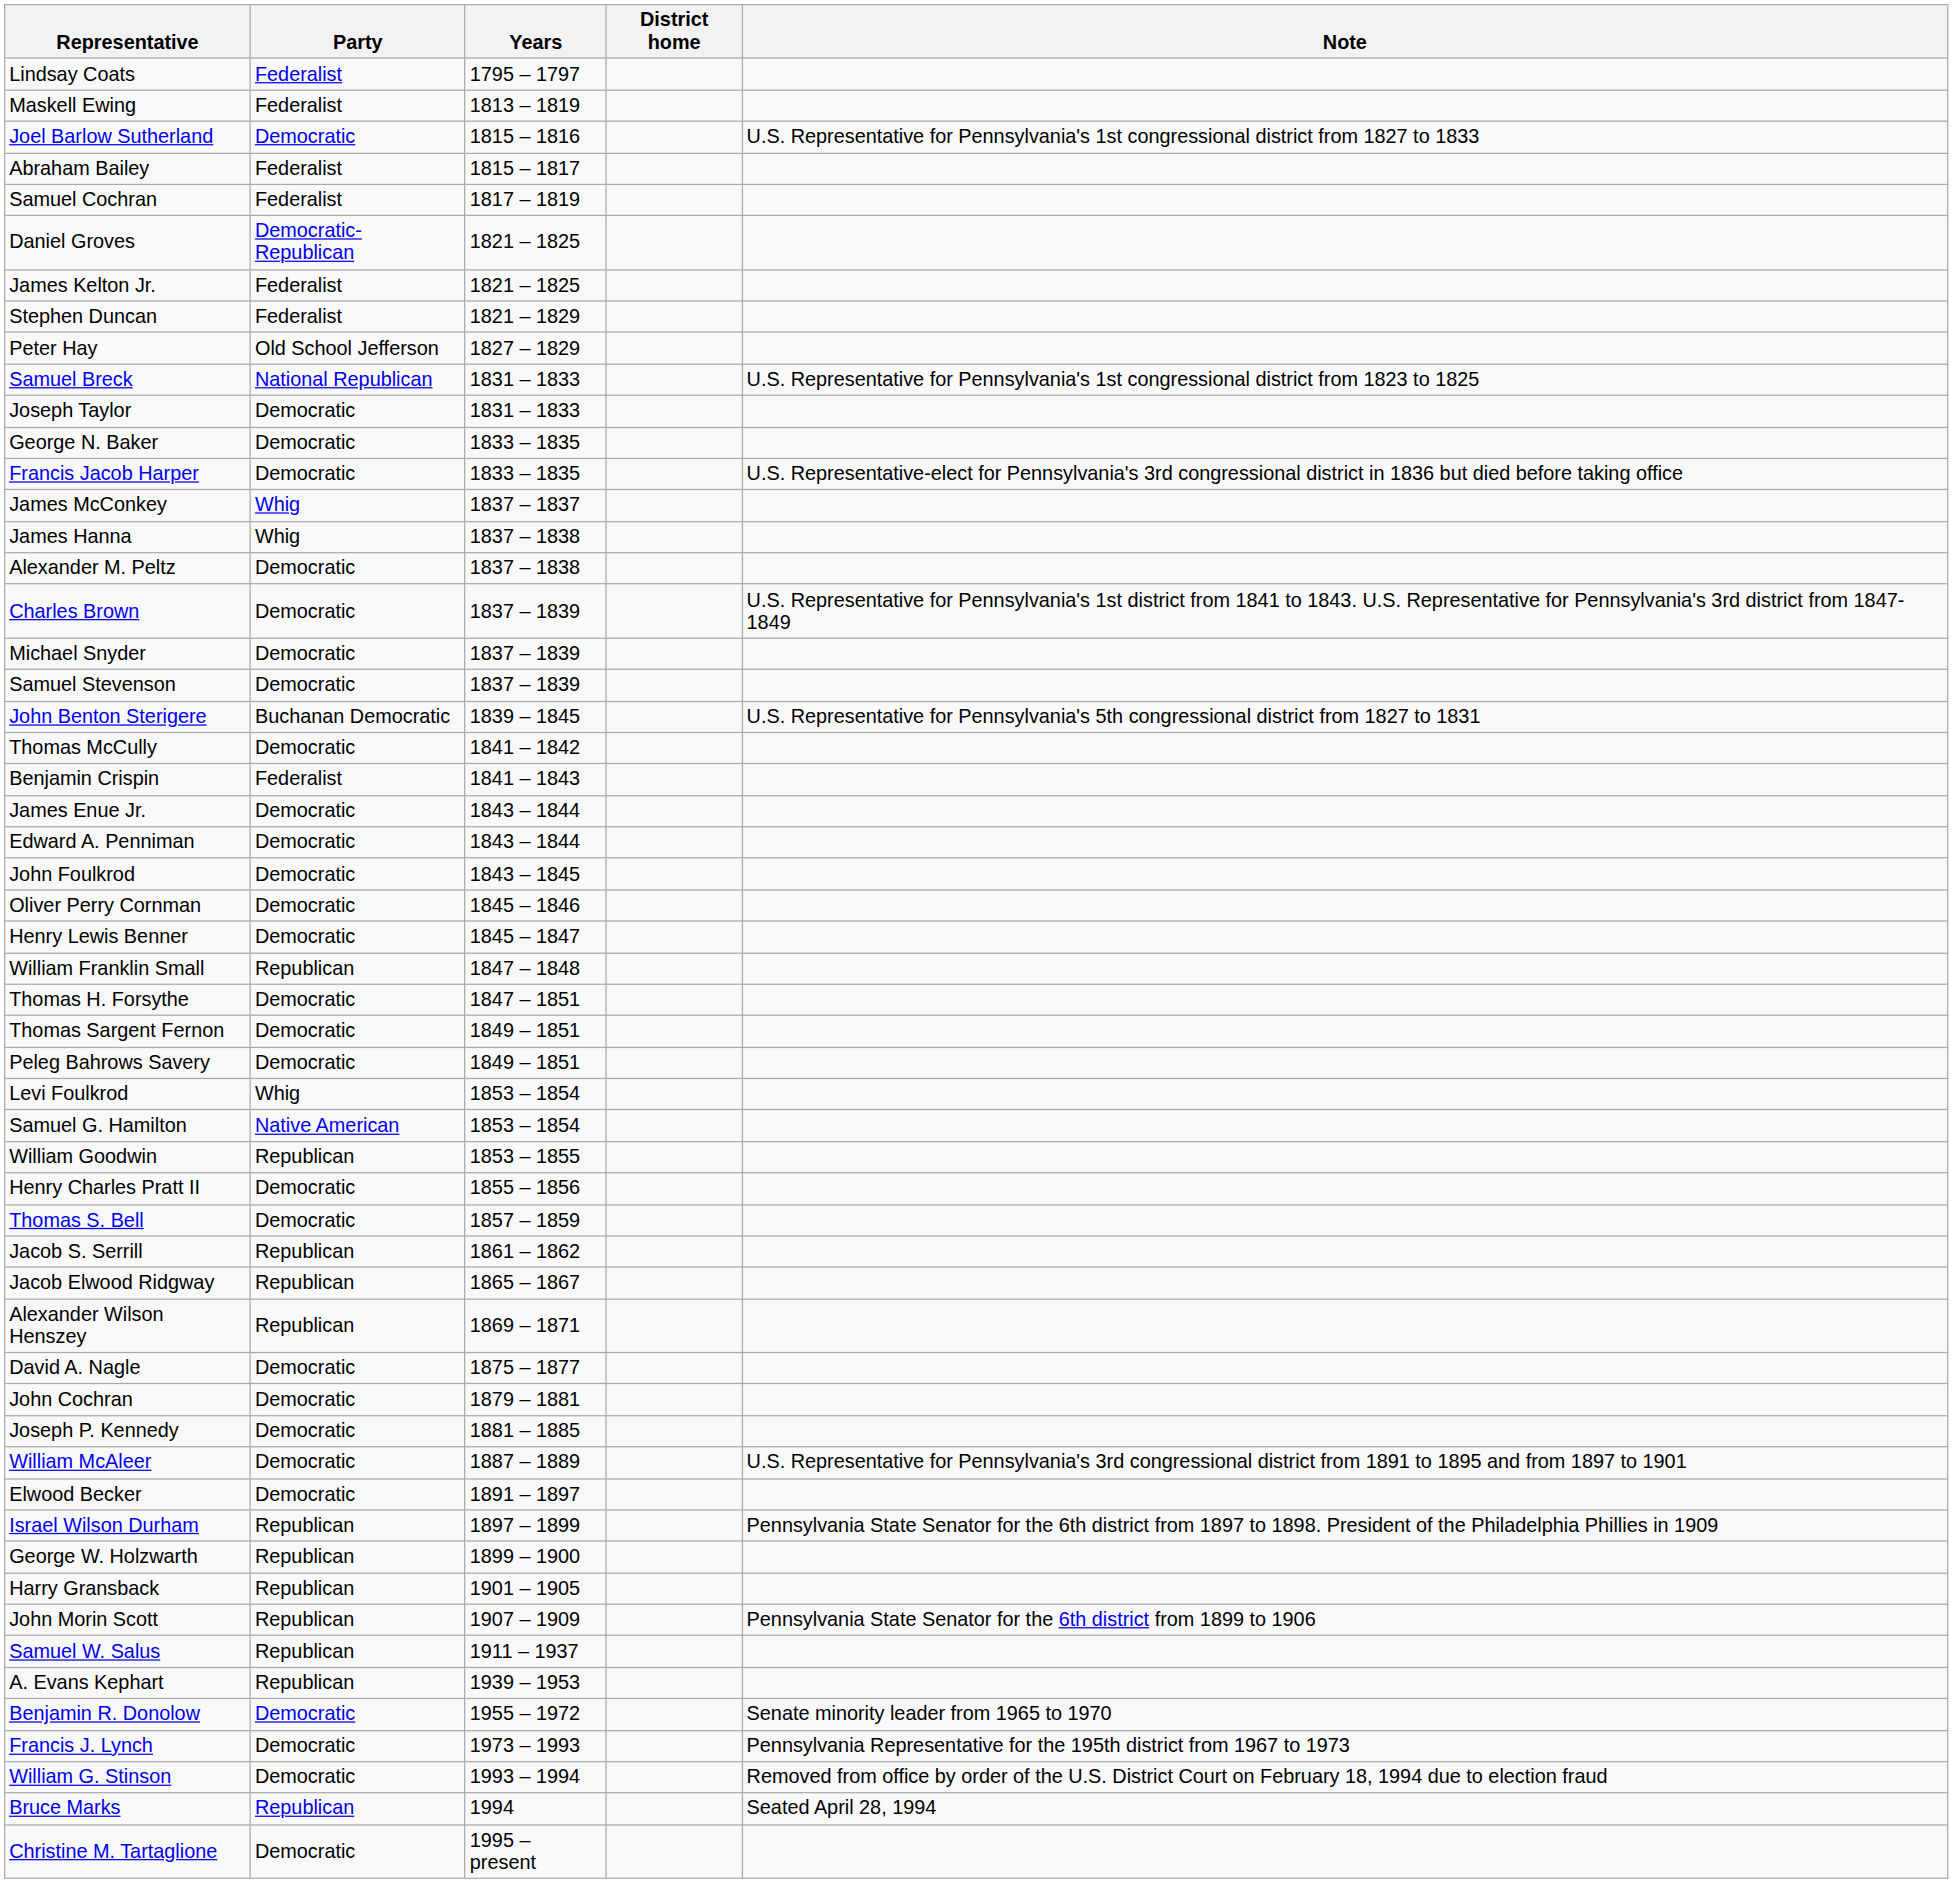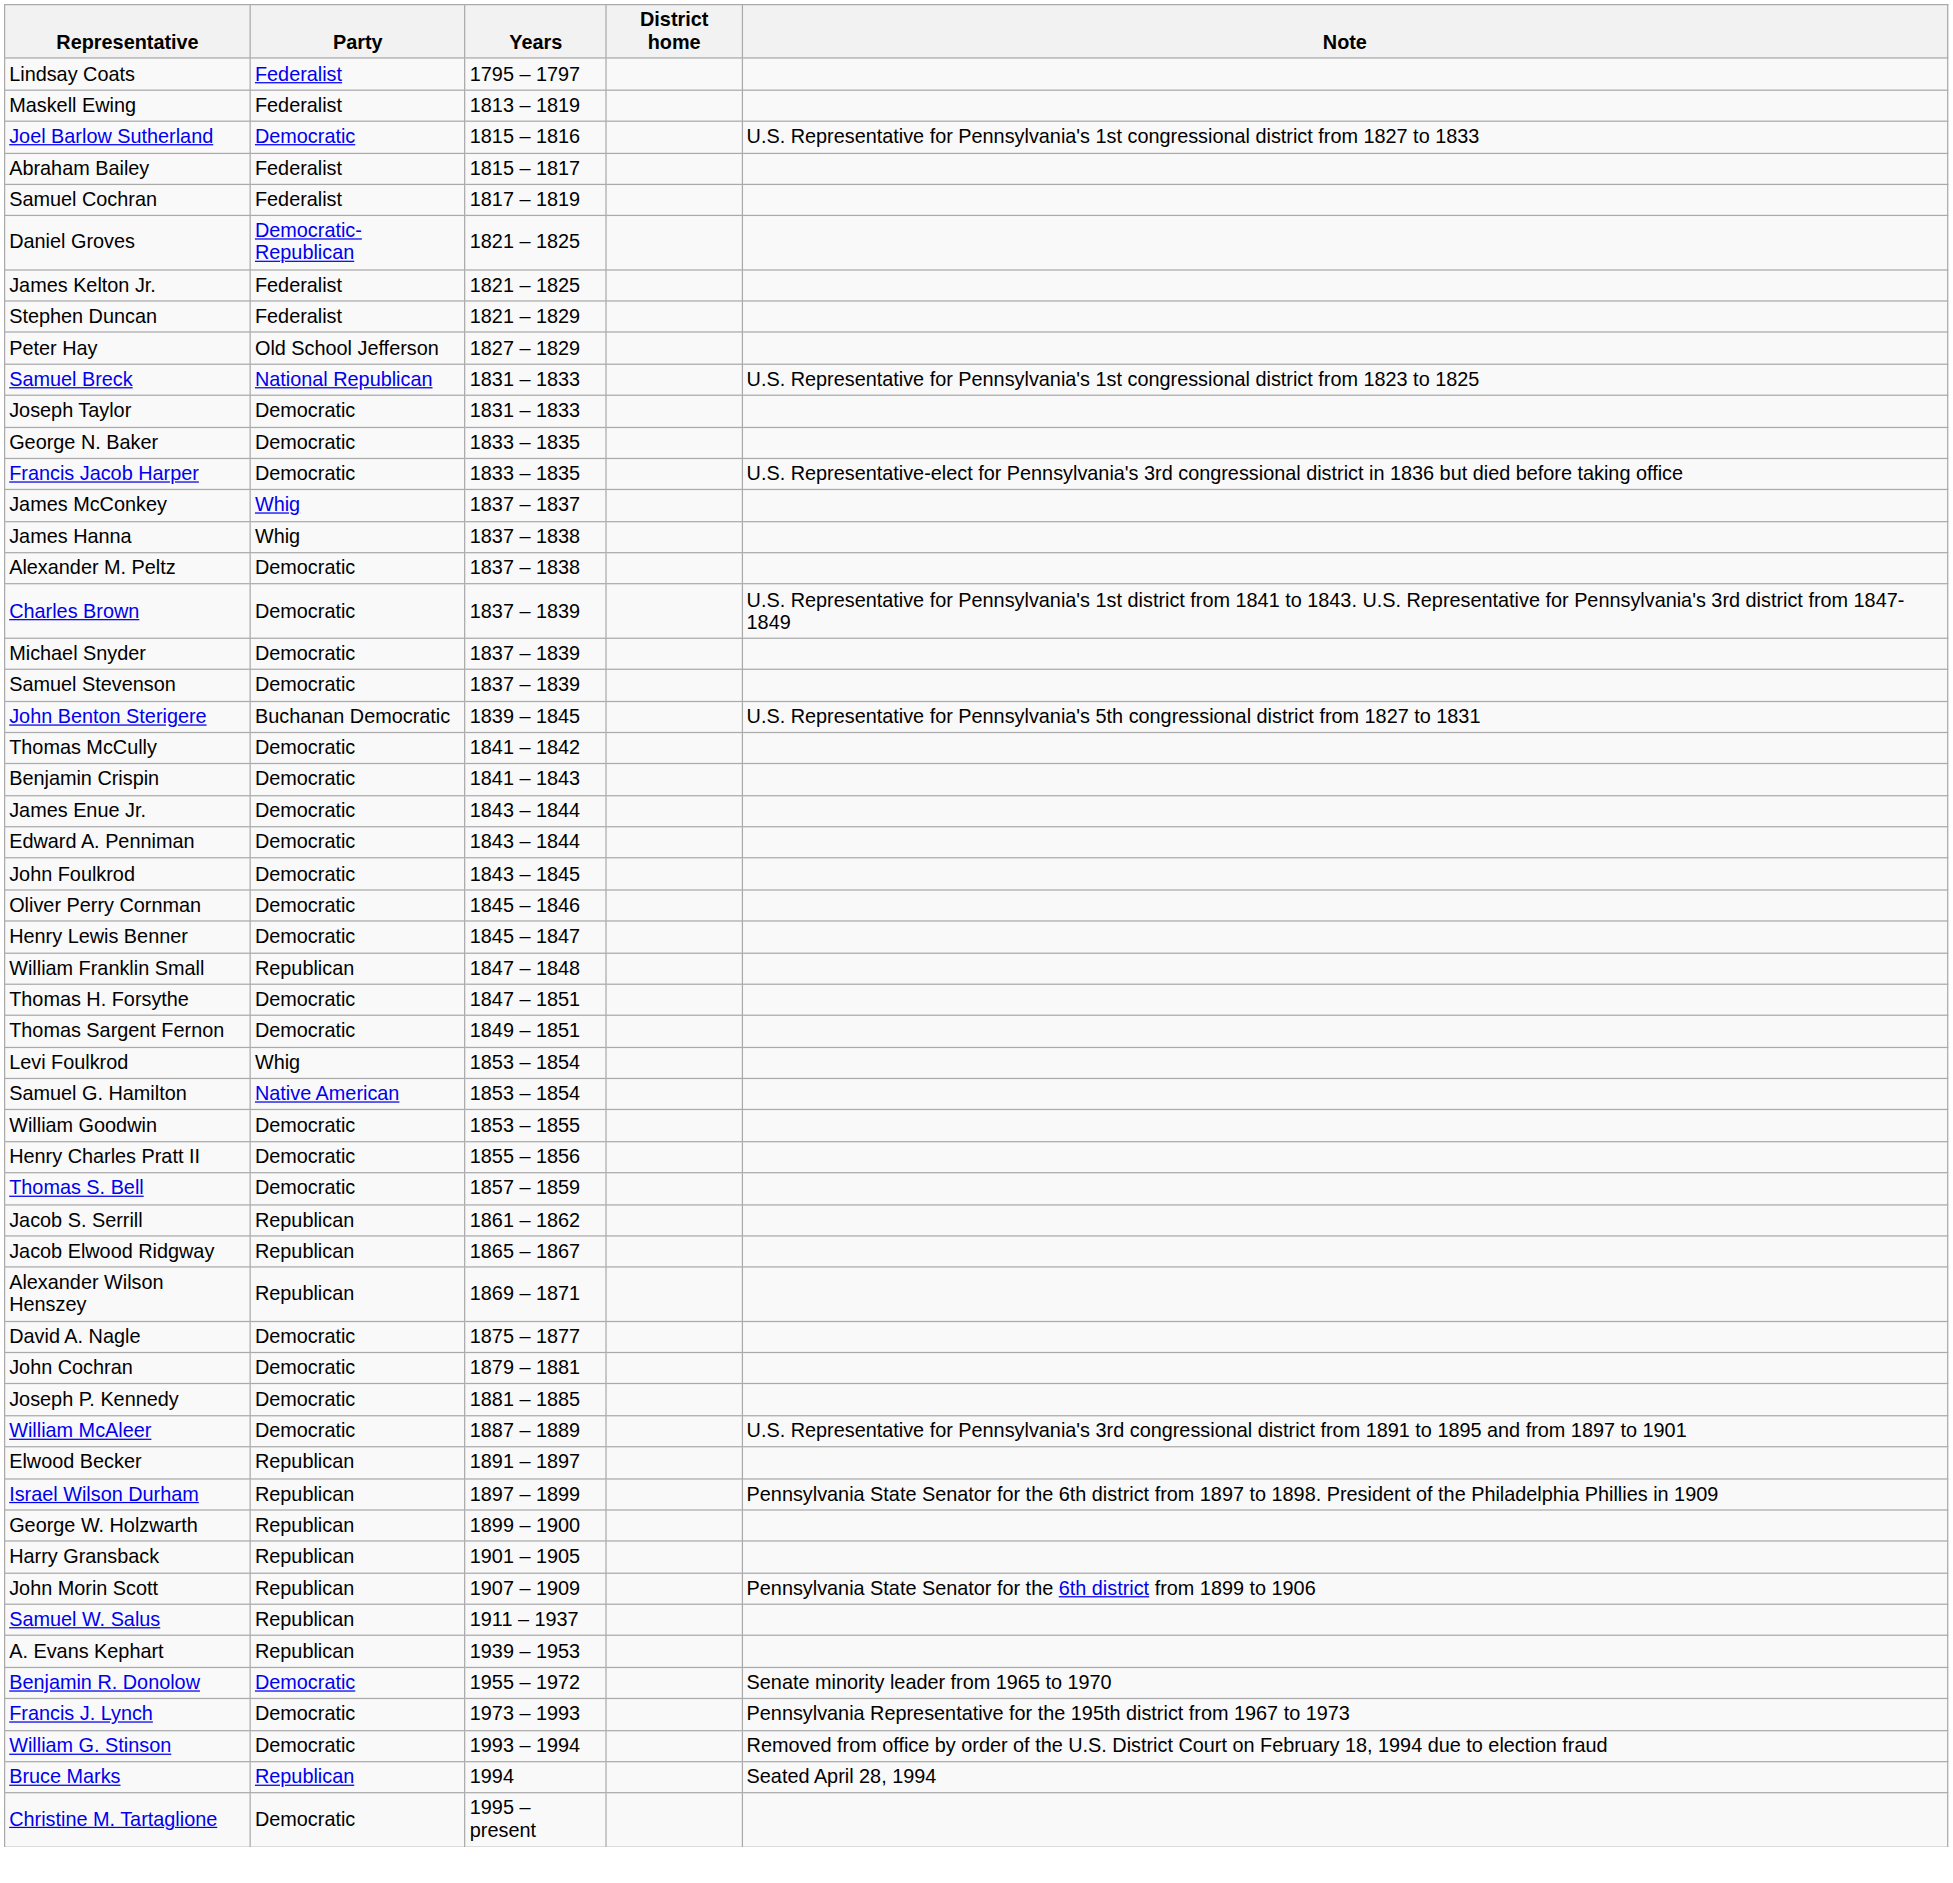(298, 779) Federalist -> (305, 779) Democratic
- row: (110, 1062)
(305, 1157) Republican -> (305, 1125) Democratic
(305, 1493) Democratic -> (305, 1462) Republican
